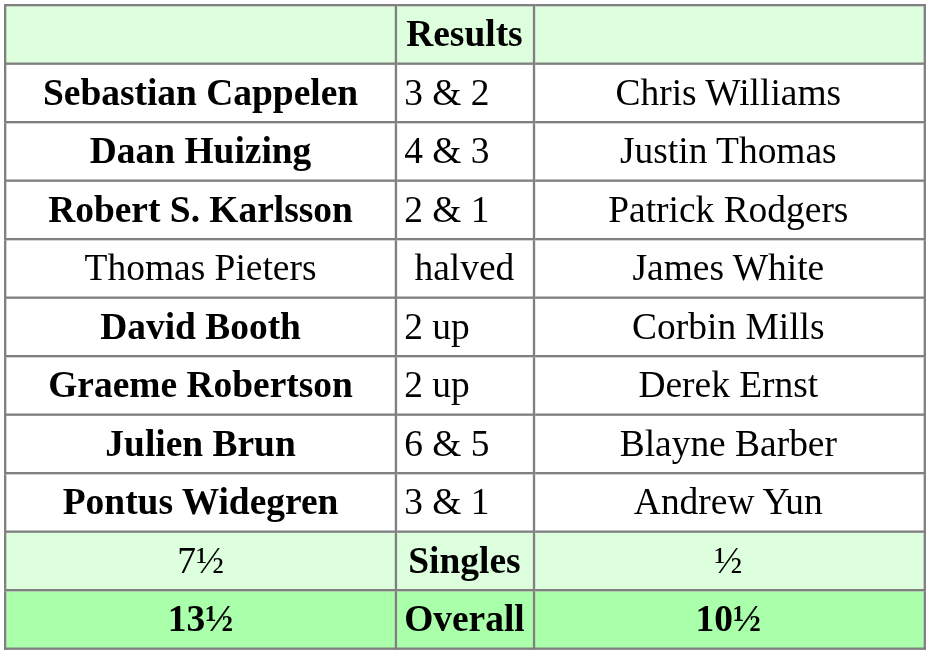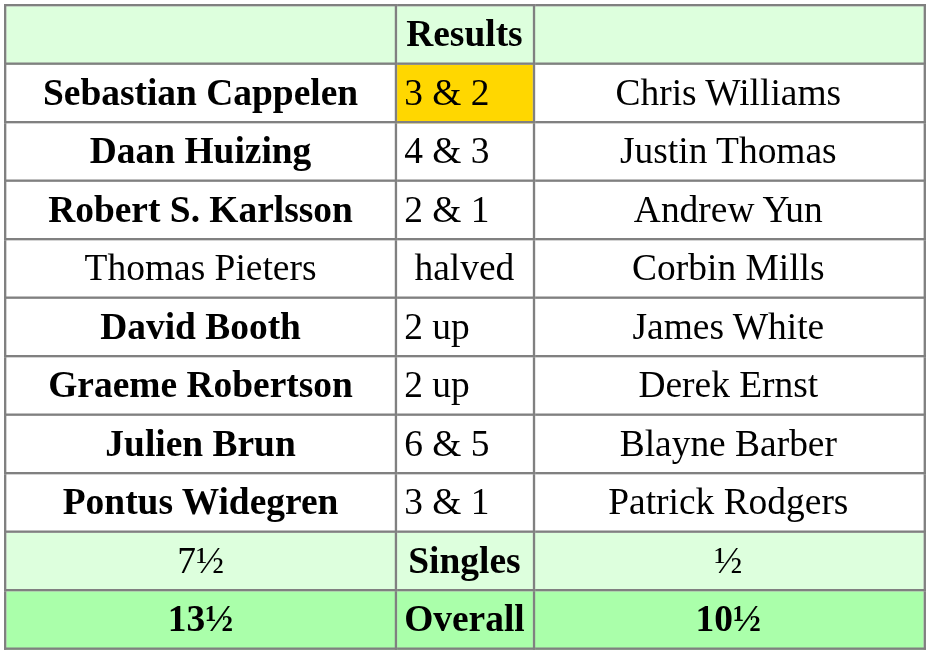(447, 92) no background -> (447, 92) gold background
(728, 209) Patrick Rodgers -> (728, 209) Andrew Yun
(728, 267) James White -> (728, 267) Corbin Mills
(728, 326) Corbin Mills -> (728, 326) James White
(728, 501) Andrew Yun -> (728, 501) Patrick Rodgers
